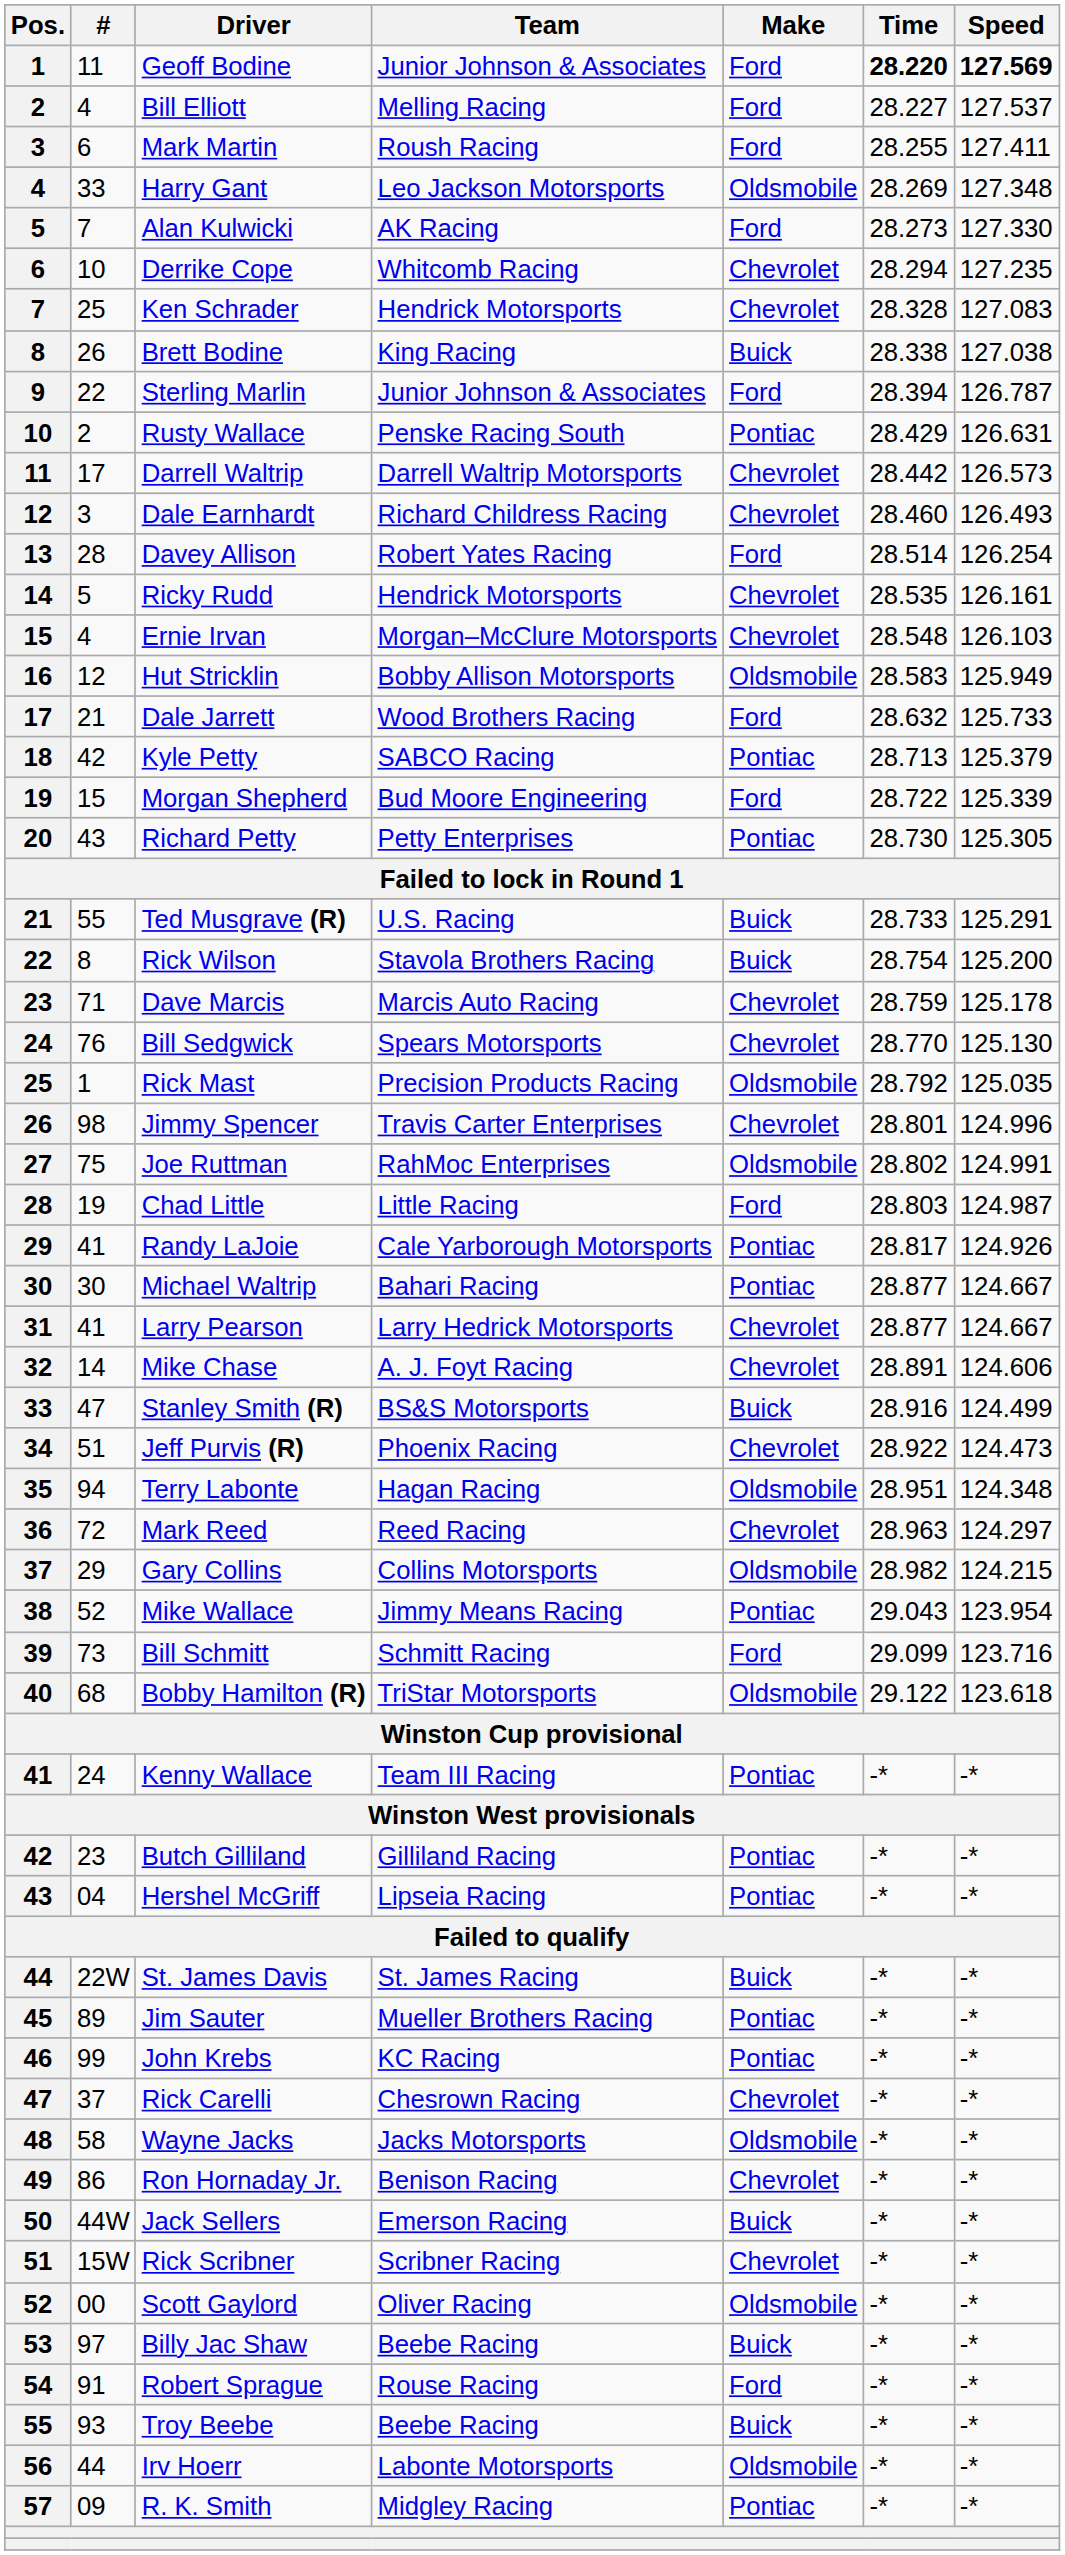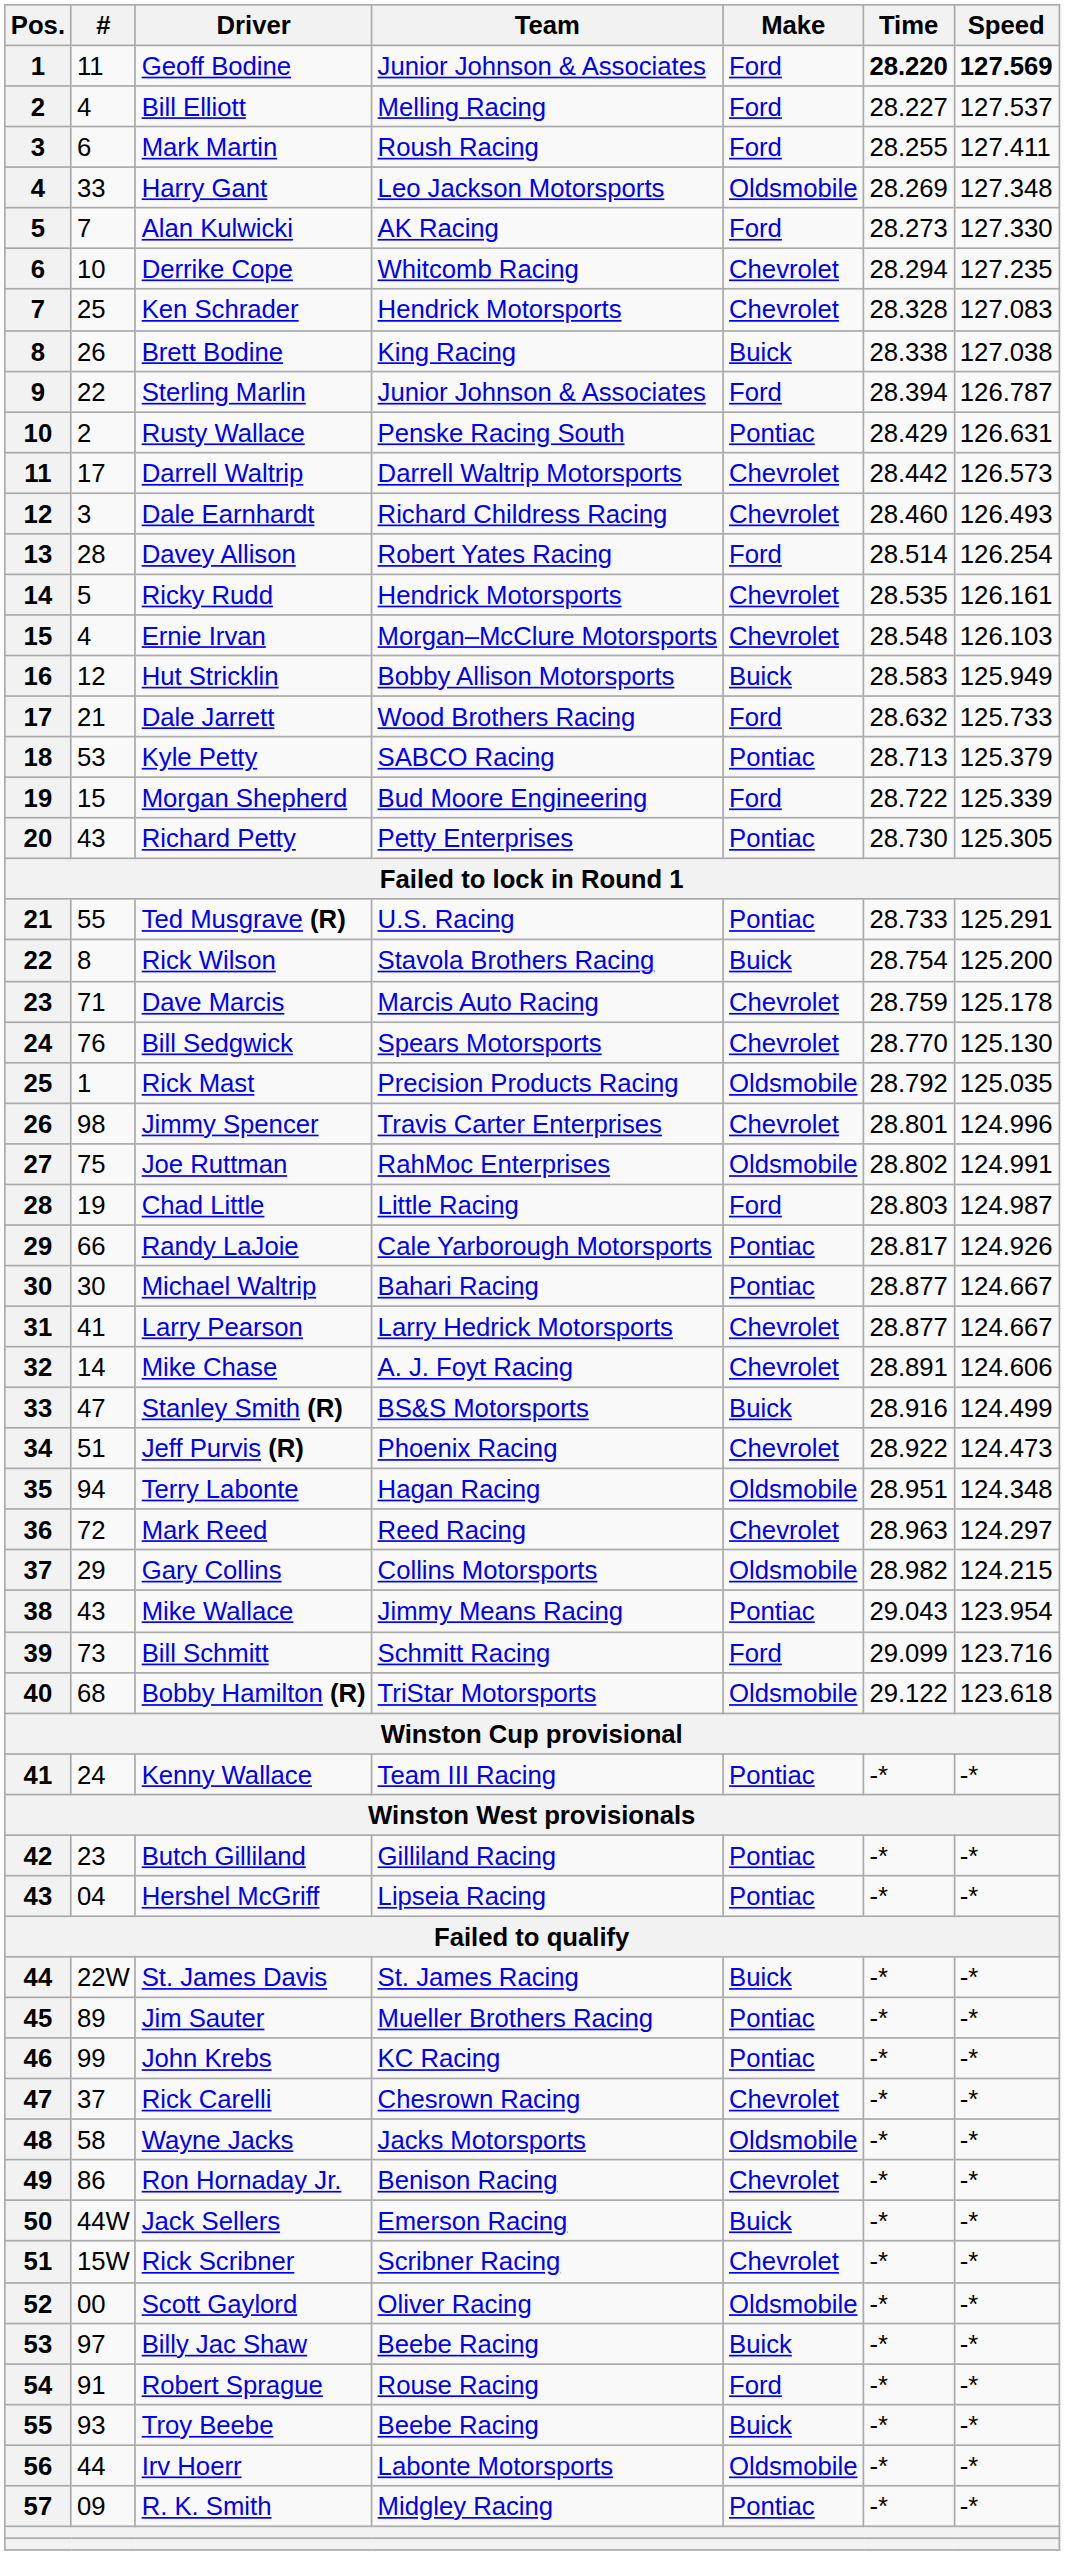(793, 676) Oldsmobile -> (760, 676) Buick
(91, 757) 42 -> (91, 757) 53
(760, 920) Buick -> (772, 920) Pontiac
(91, 1245) 41 -> (91, 1245) 66
(91, 1611) 52 -> (91, 1611) 43
